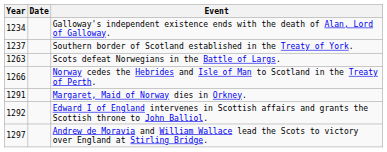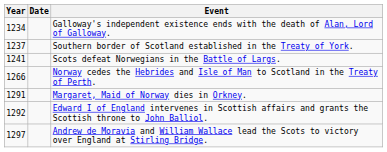(16, 60) 1263 -> (16, 60) 1241
